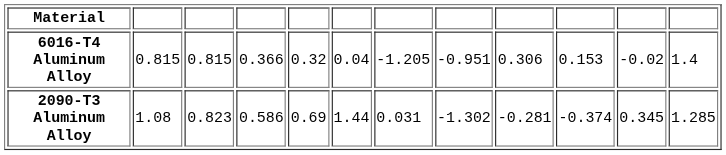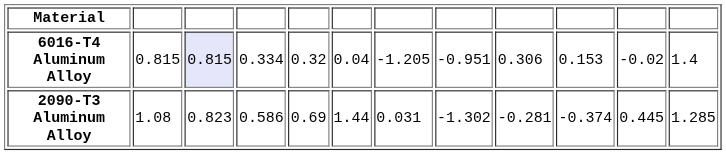(210, 60) no background -> (210, 60) lavender background
(261, 60) 0.366 -> (261, 60) 0.334
(642, 118) 0.345 -> (642, 118) 0.445
